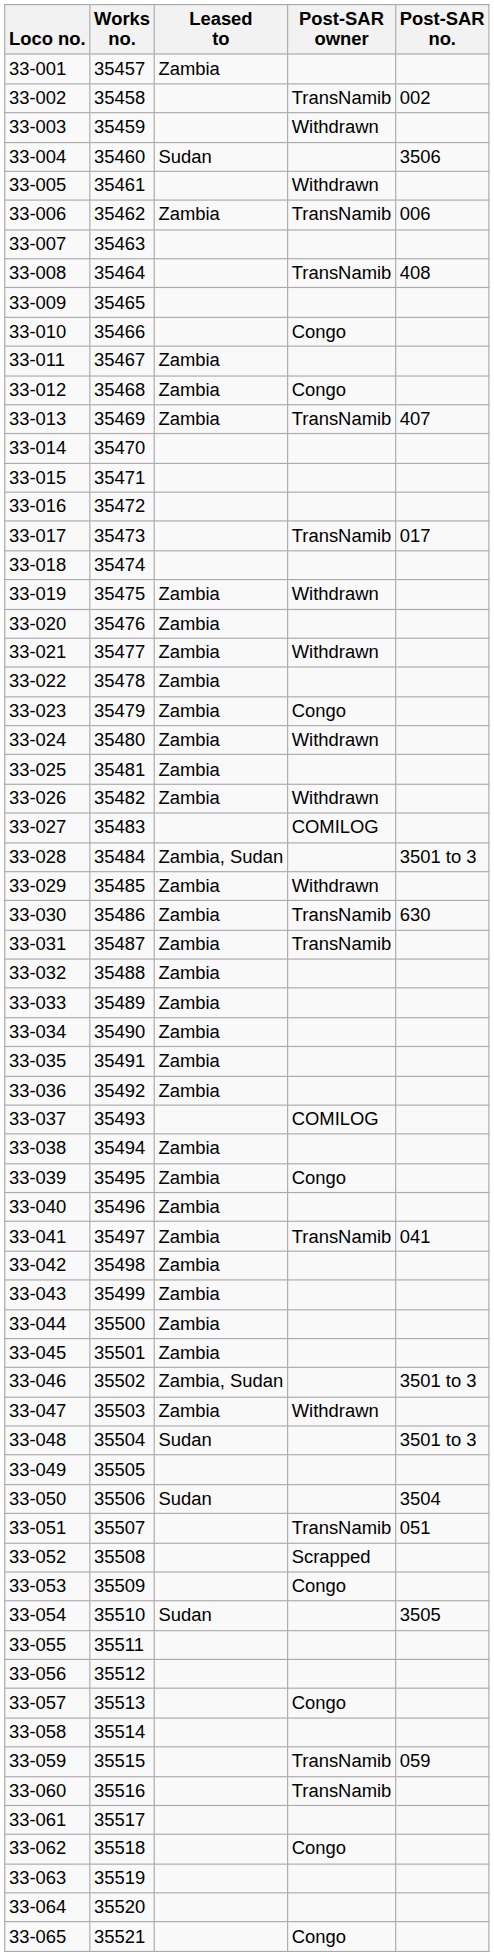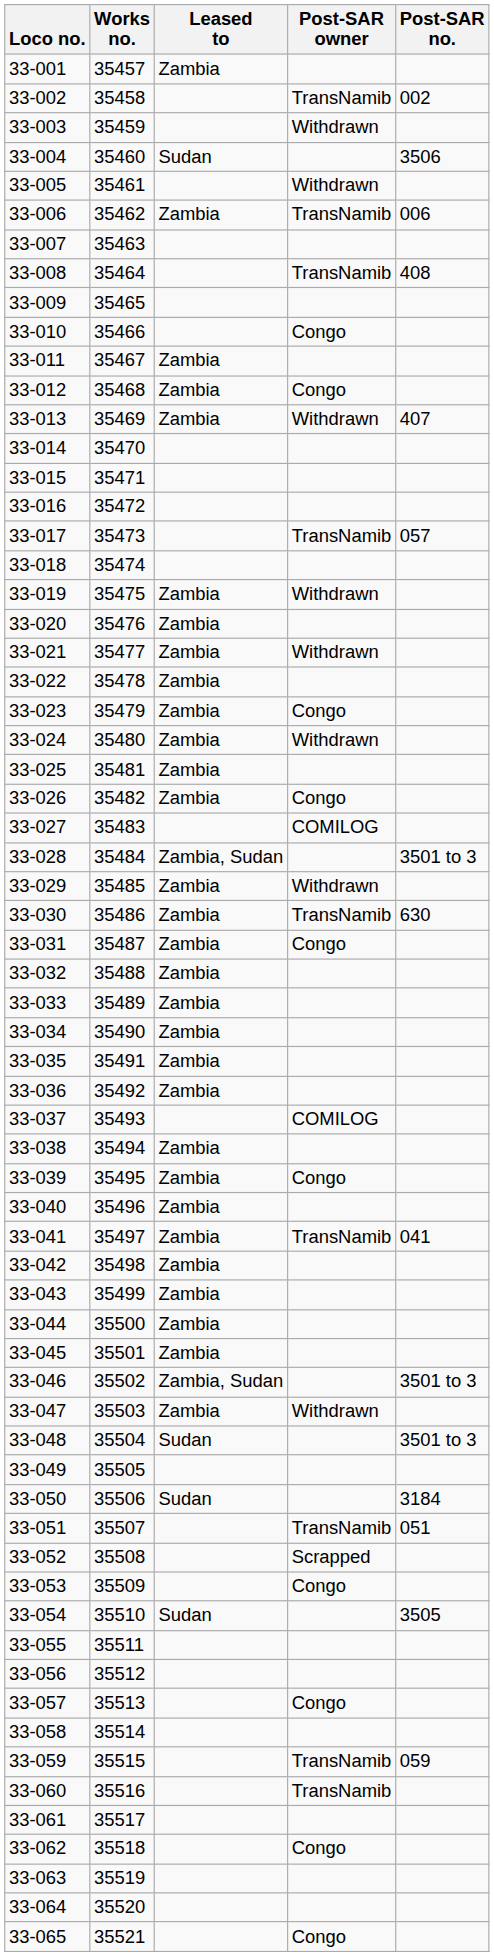(342, 419) TransNamib -> (335, 419) Withdrawn
(415, 535) 017 -> (415, 535) 057
(335, 798) Withdrawn -> (319, 798) Congo
(342, 944) TransNamib -> (319, 944) Congo
(420, 1498) 3504 -> (420, 1498) 3184
